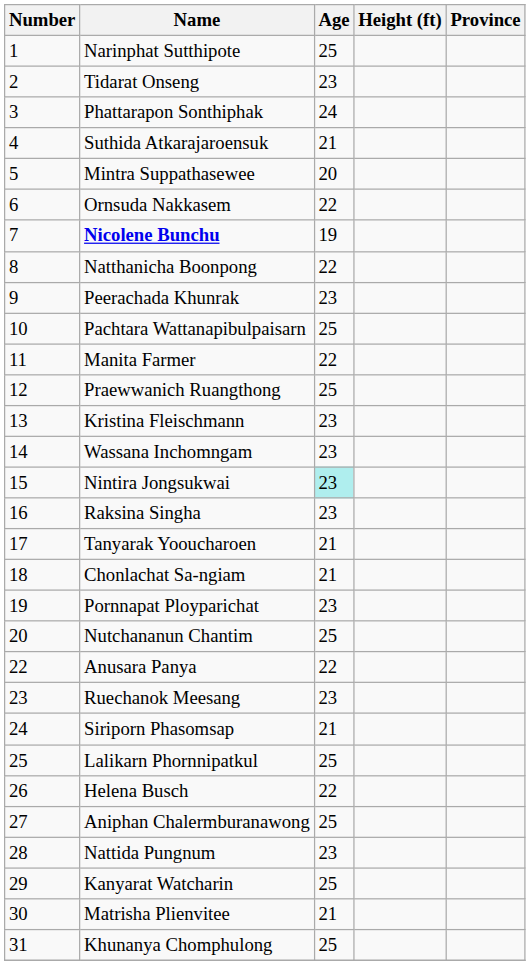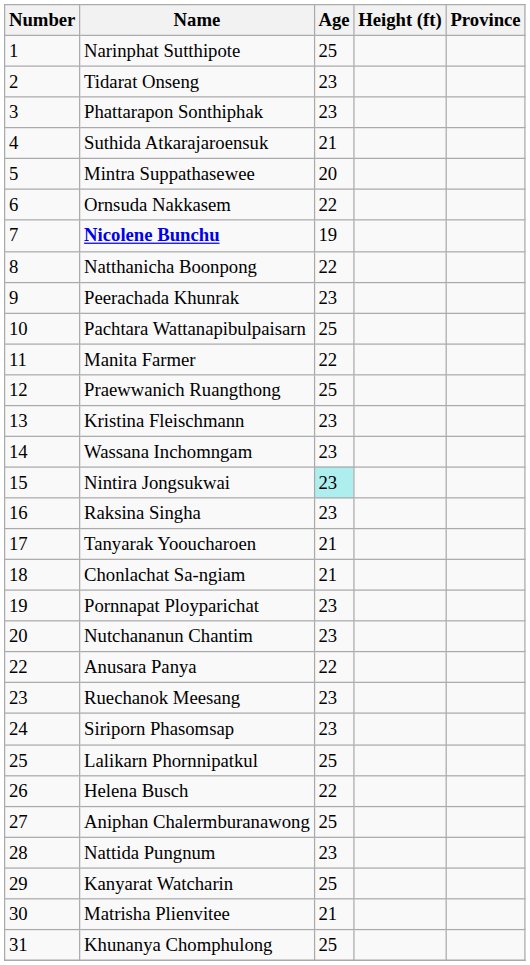(328, 112) 24 -> (328, 112) 23
(328, 636) 25 -> (328, 636) 23
(328, 729) 21 -> (328, 729) 23
